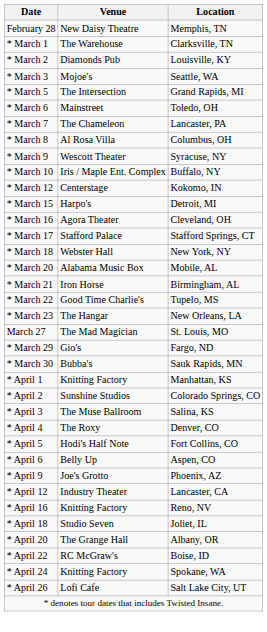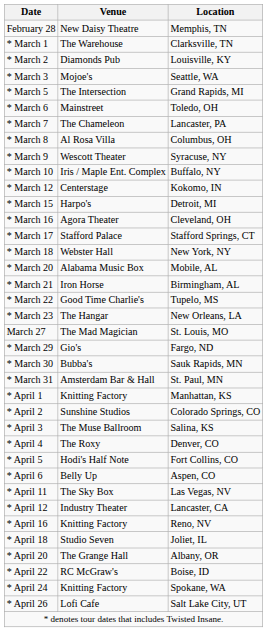+ row: (30, 380)
- row: (25, 476)
+ row: (27, 492)
